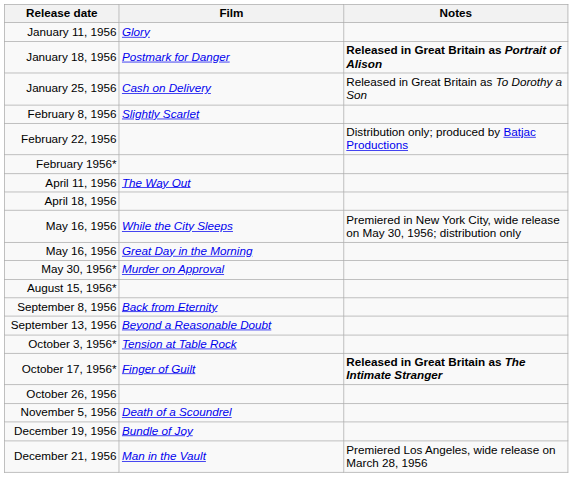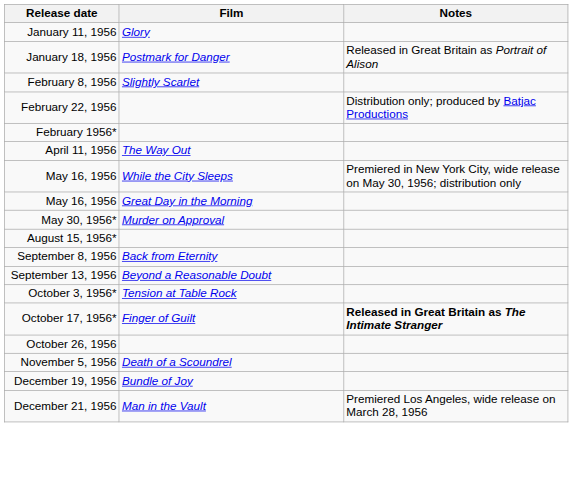(453, 57) bold -> (446, 57) normal
- row: (71, 89)
- row: (81, 201)
